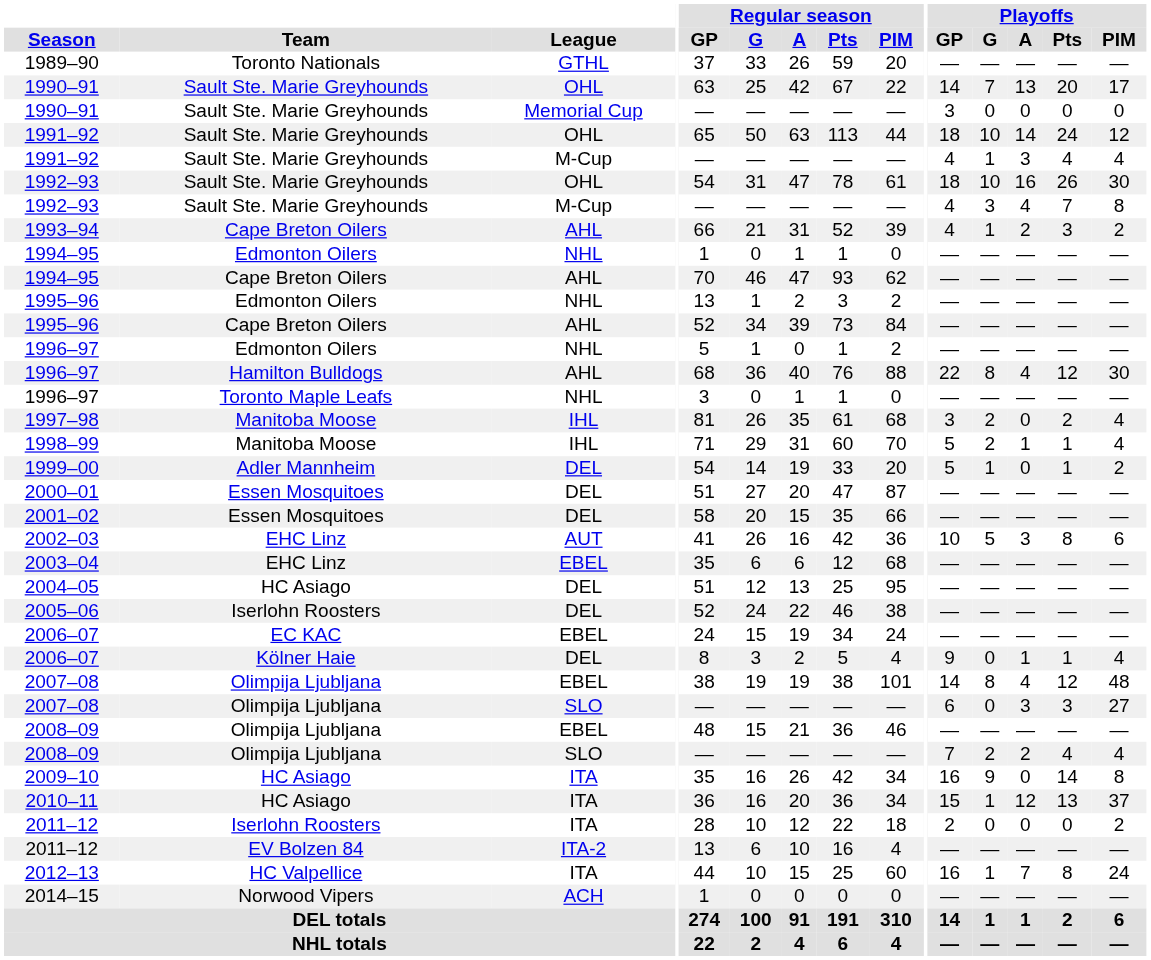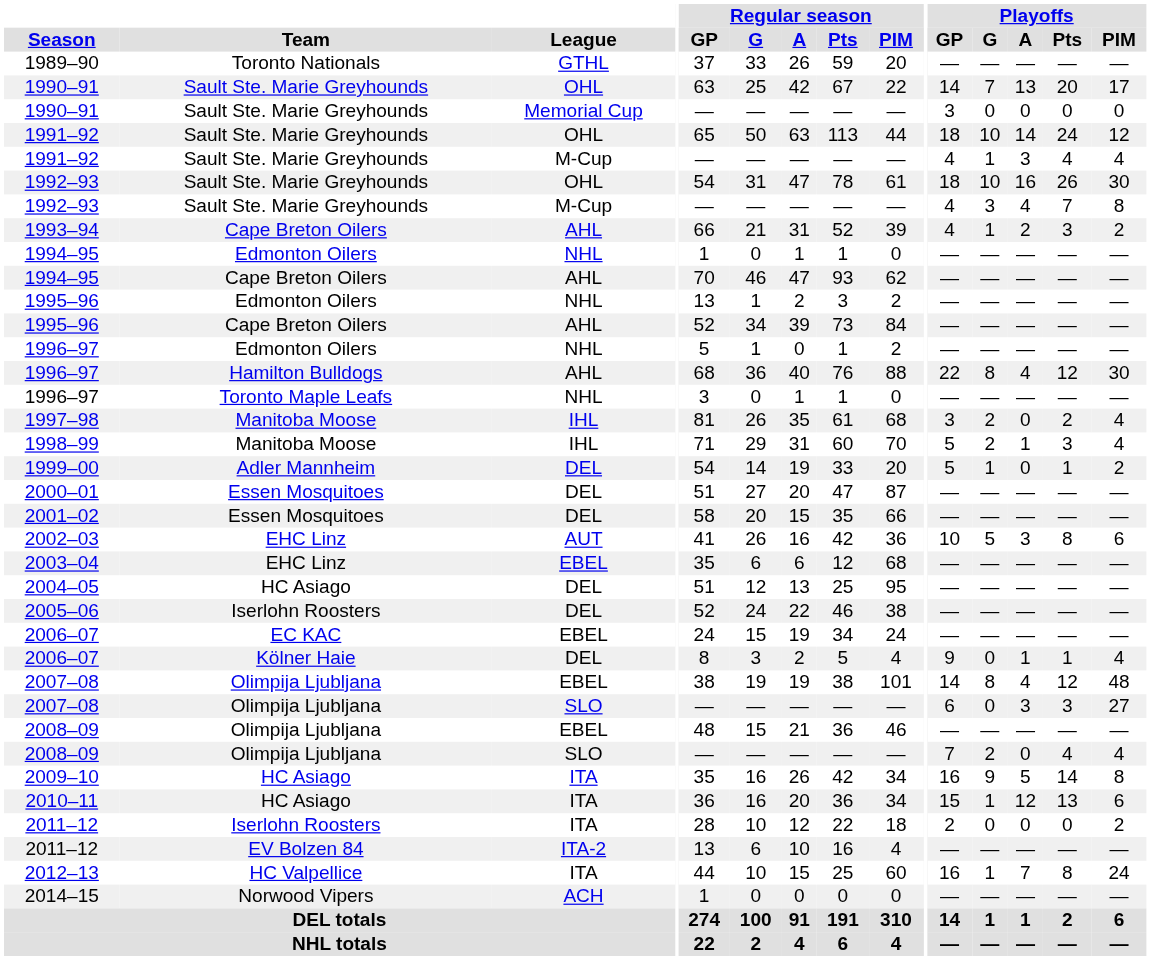(1067, 444) 1 -> (1067, 444) 3
(1025, 753) 2 -> (1025, 753) 0
(1025, 777) 0 -> (1025, 777) 5
(1119, 801) 37 -> (1119, 801) 6
